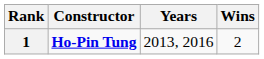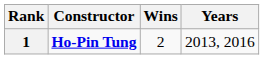columns swapped: (238, 16) <-> (179, 16)
